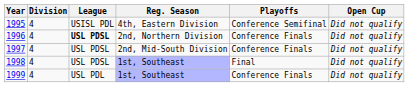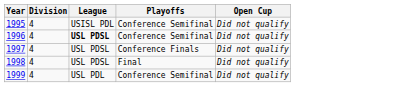- column: (173, 11)
(272, 37) Conference Finals -> (166, 37) Conference Semifinal
(272, 75) Conference Finals -> (166, 75) Conference Semifinal
